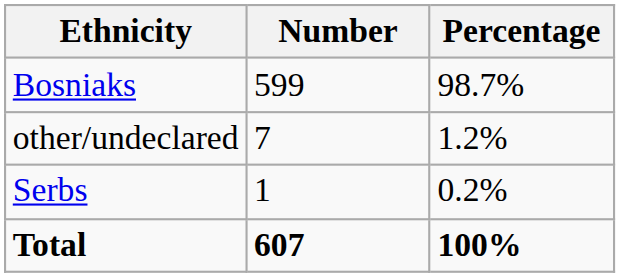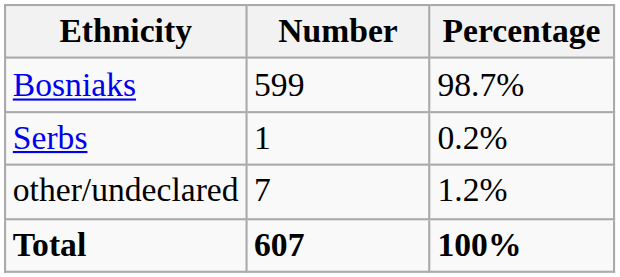rows swapped: (50, 191) <-> (126, 137)
